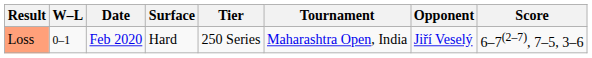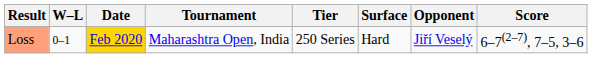columns swapped: (337, 15) <-> (172, 15)
(116, 39) no background -> (116, 39) gold background
